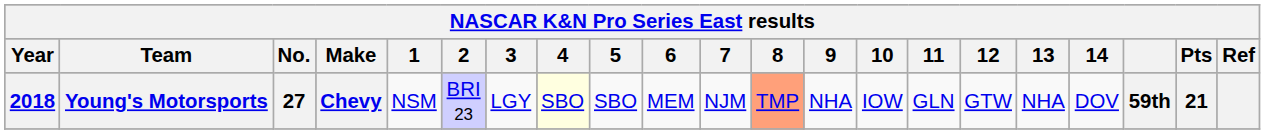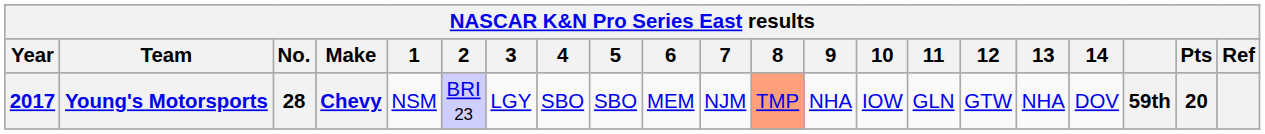(32, 101) 2018 -> (32, 101) 2017
(294, 101) 27 -> (294, 101) 28
(563, 101) lightyellow background -> (563, 101) no background
(1196, 101) 21 -> (1196, 101) 20
